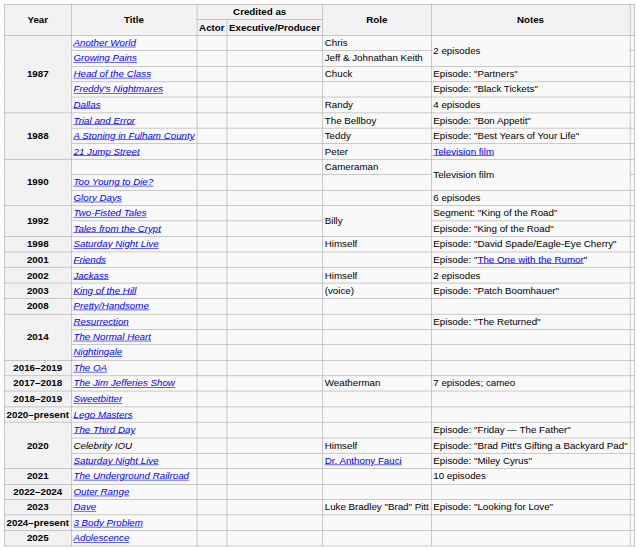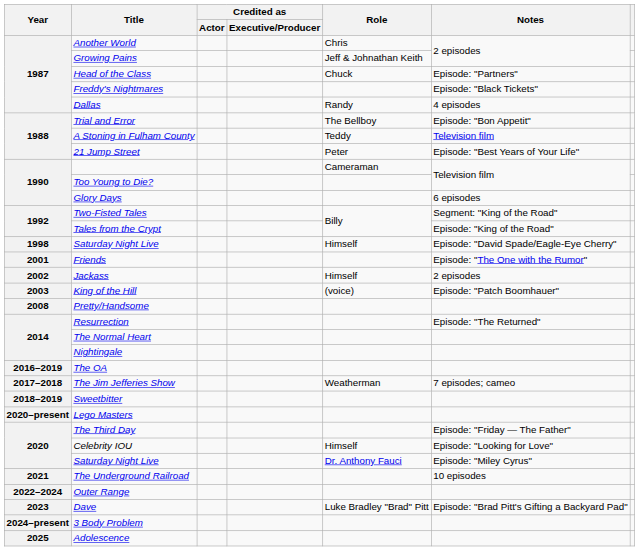(506, 136) Episode: "Best Years of Your Life" -> (464, 136) Television film
(464, 151) Television film -> (506, 151) Episode: "Best Years of Your Life"
(530, 445) Episode: "Brad Pitt's Gifting a Backyard Pad" -> (493, 445) Episode: "Looking for Love"
(493, 507) Episode: "Looking for Love" -> (530, 507) Episode: "Brad Pitt's Gifting a Backyard Pad"
